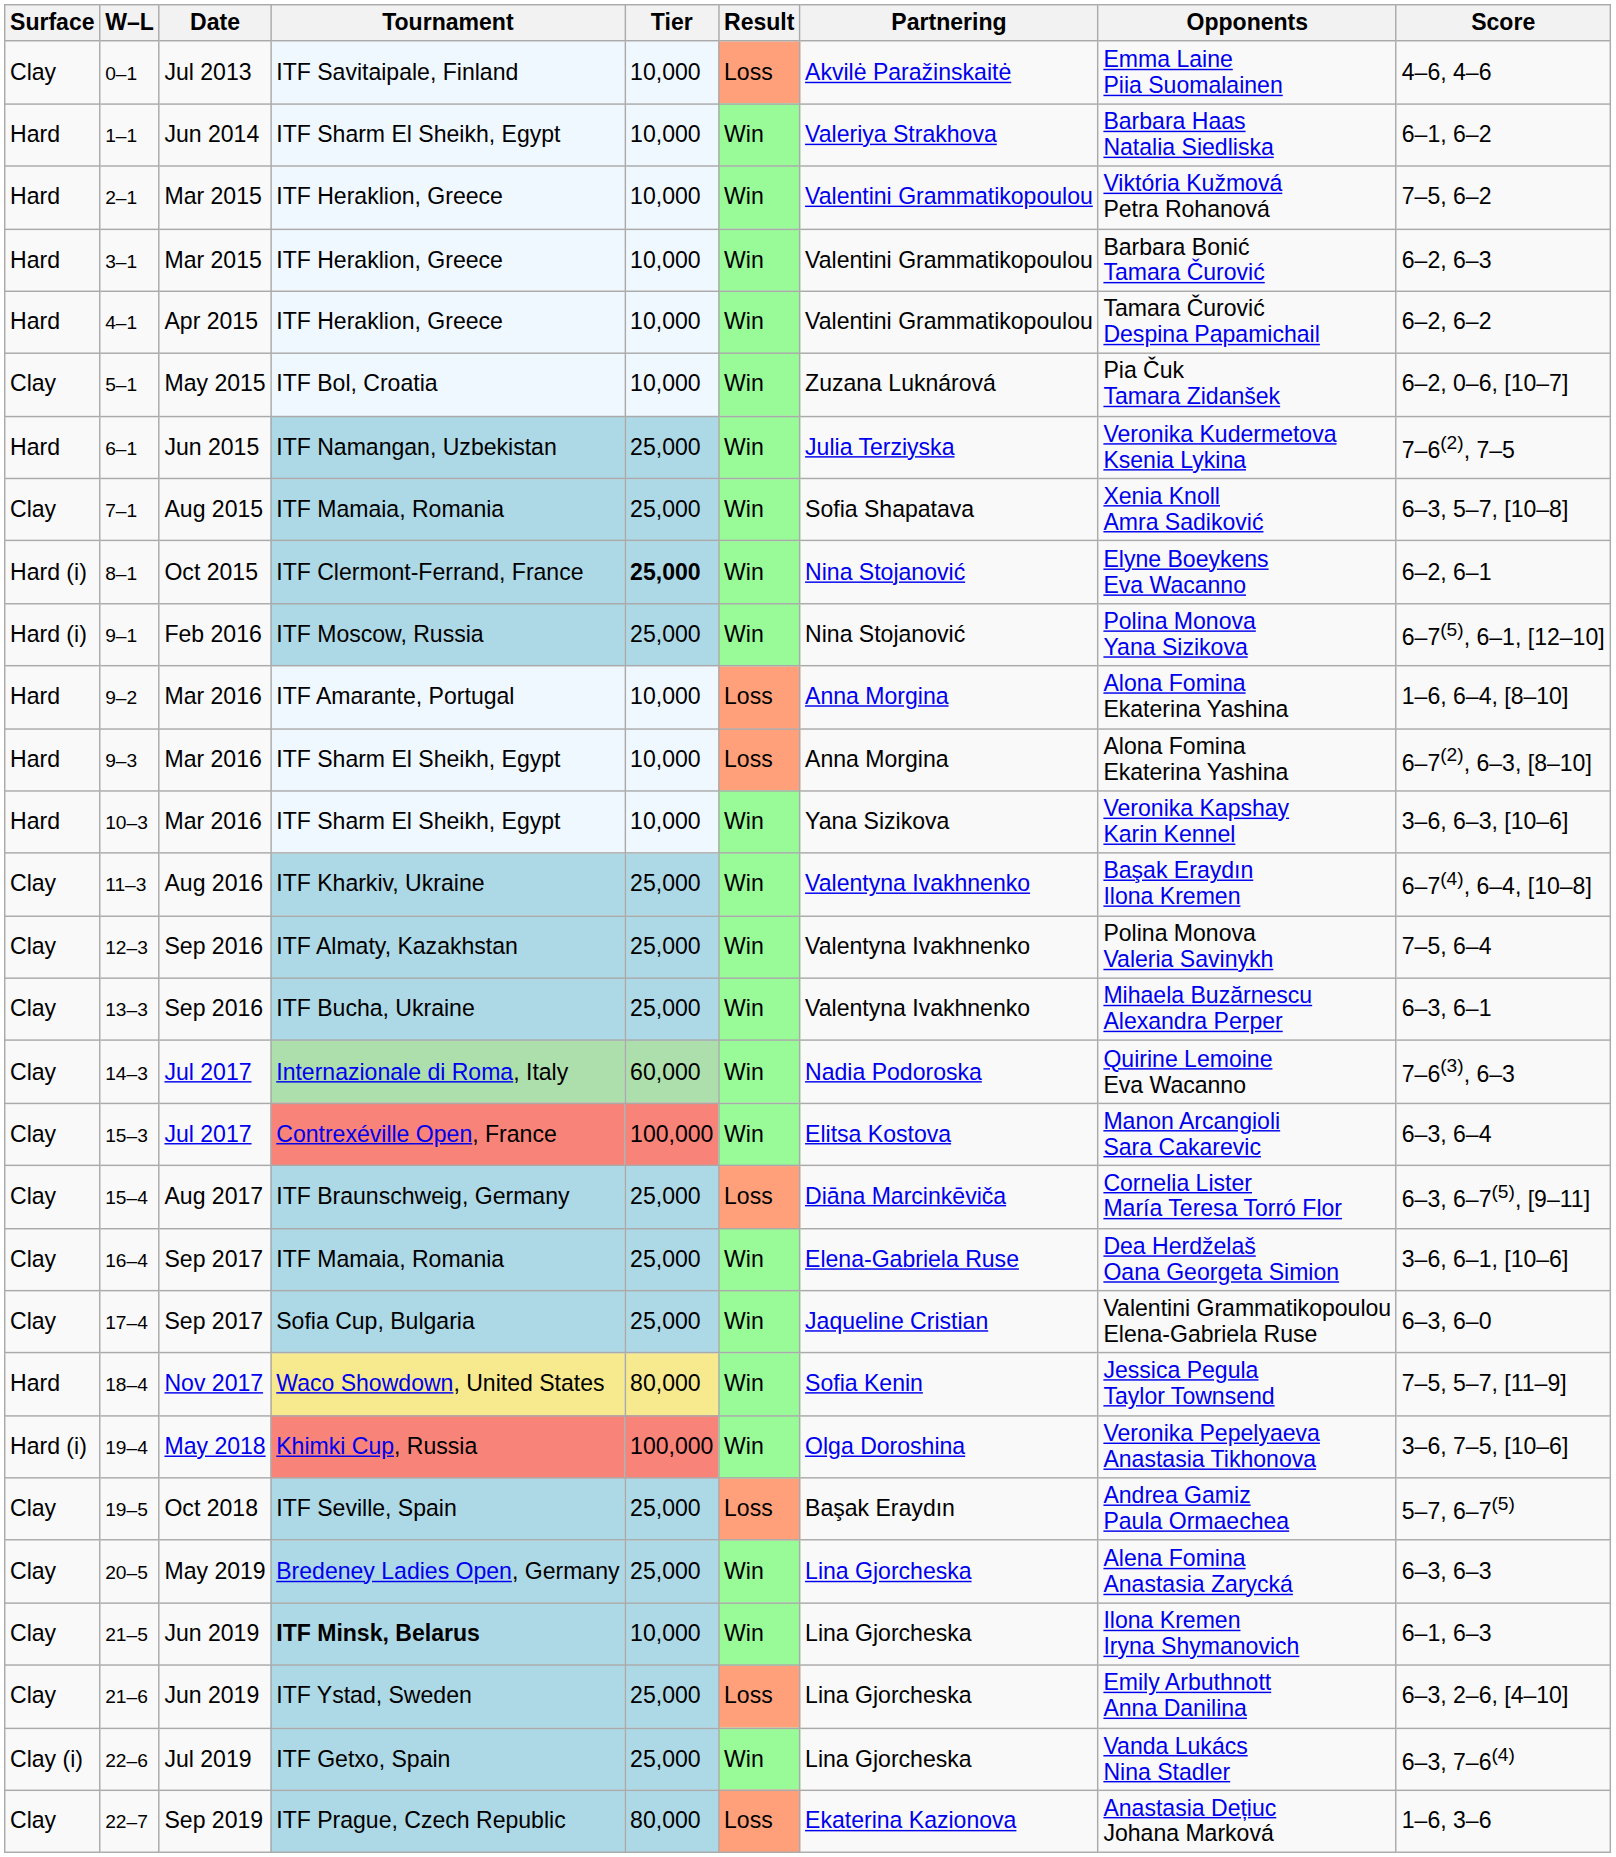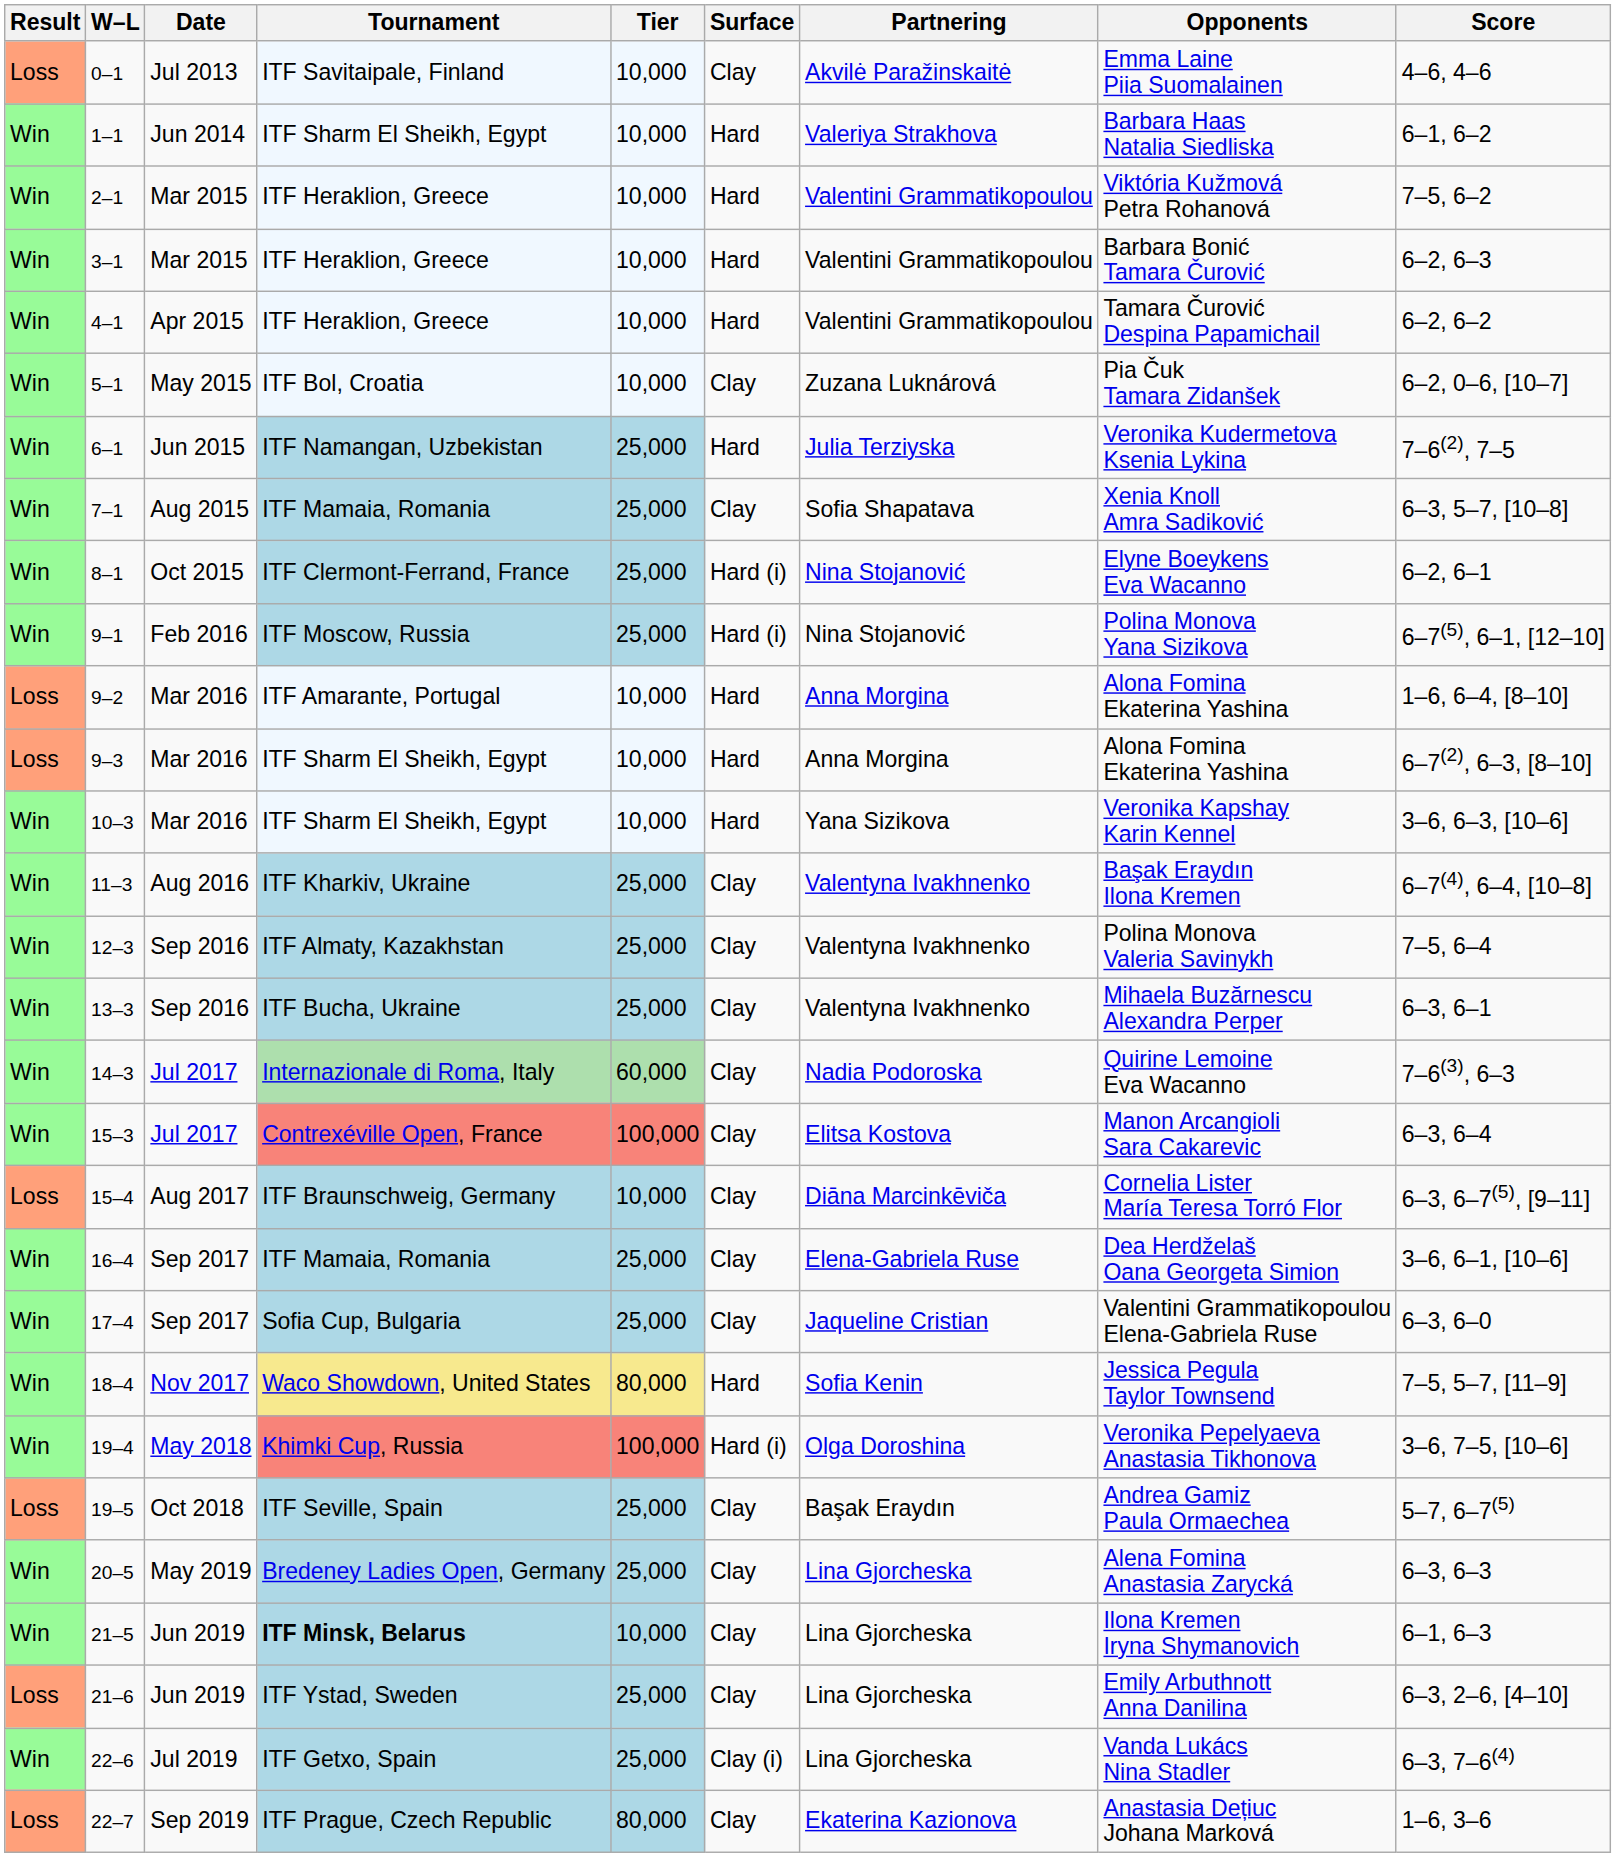columns swapped: (759, 22) <-> (52, 22)
(665, 571) bold -> (651, 571) normal
(665, 1196) 25,000 -> (651, 1196) 10,000
